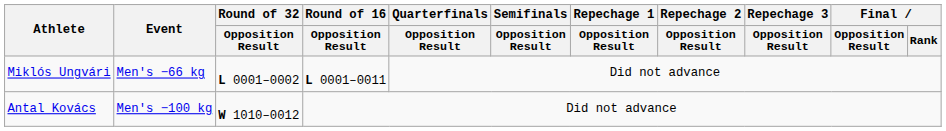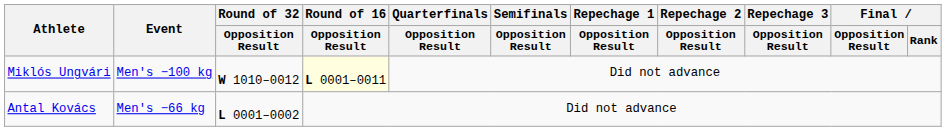(161, 73) Men's −66 kg -> (164, 73) Men's −100 kg
(259, 81) L 0001–0002 -> (259, 81) W 1010–0012
(346, 81) no background -> (346, 81) lightyellow background
(164, 109) Men's −100 kg -> (161, 109) Men's −66 kg
(259, 116) W 1010–0012 -> (259, 116) L 0001–0002
